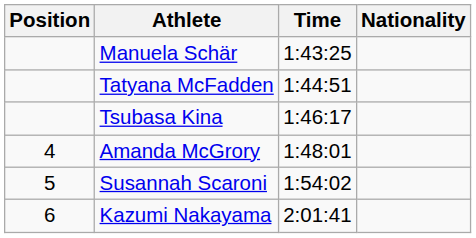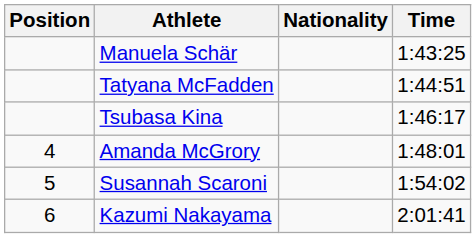columns swapped: (413, 20) <-> (317, 20)
